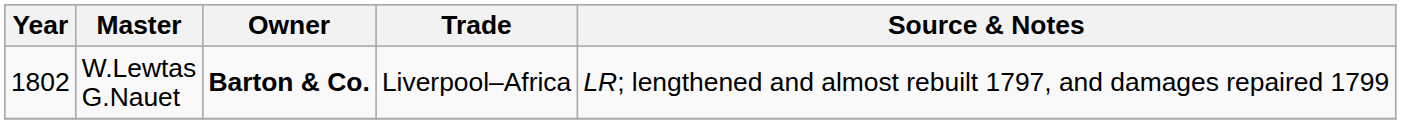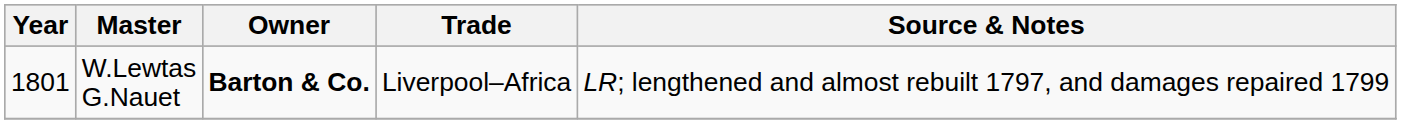(40, 82) 1802 -> (40, 82) 1801
